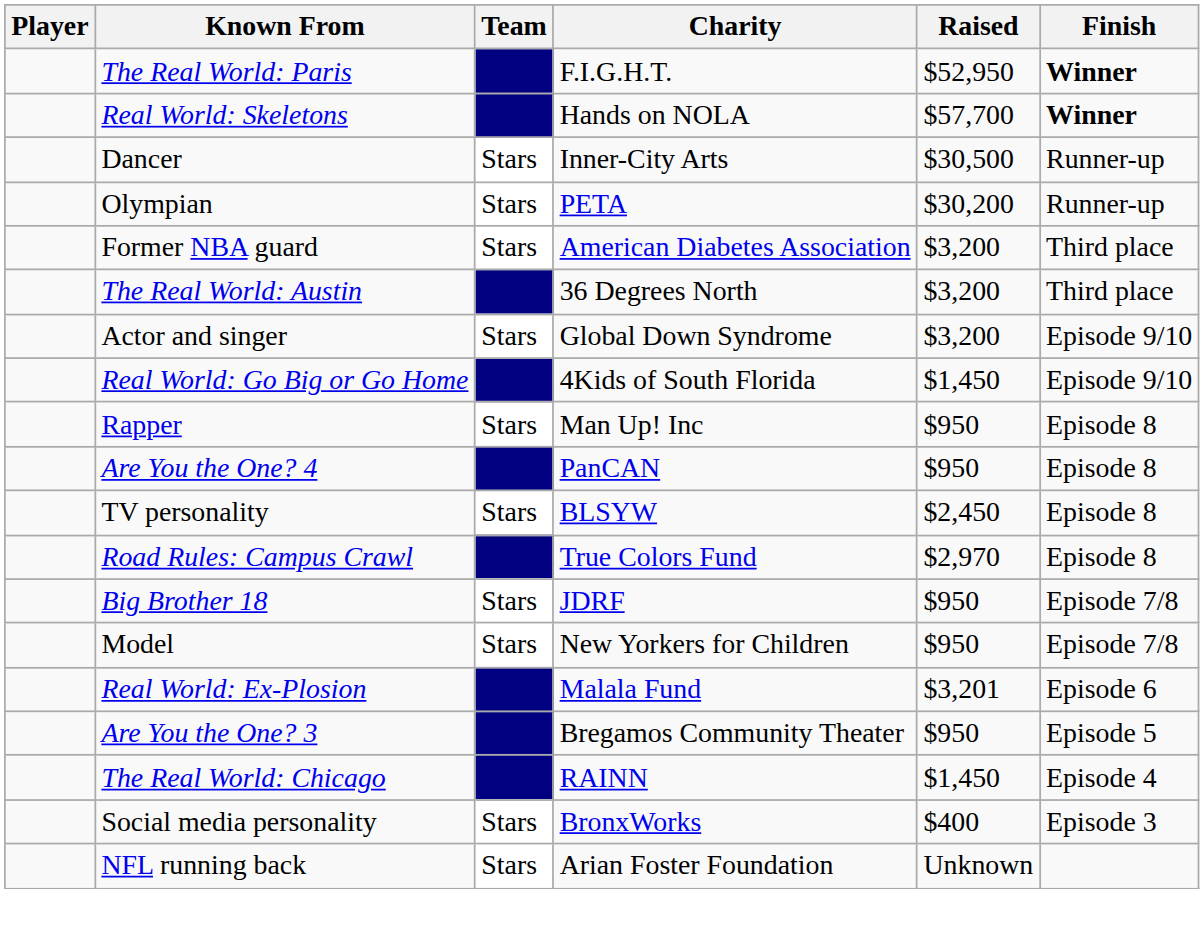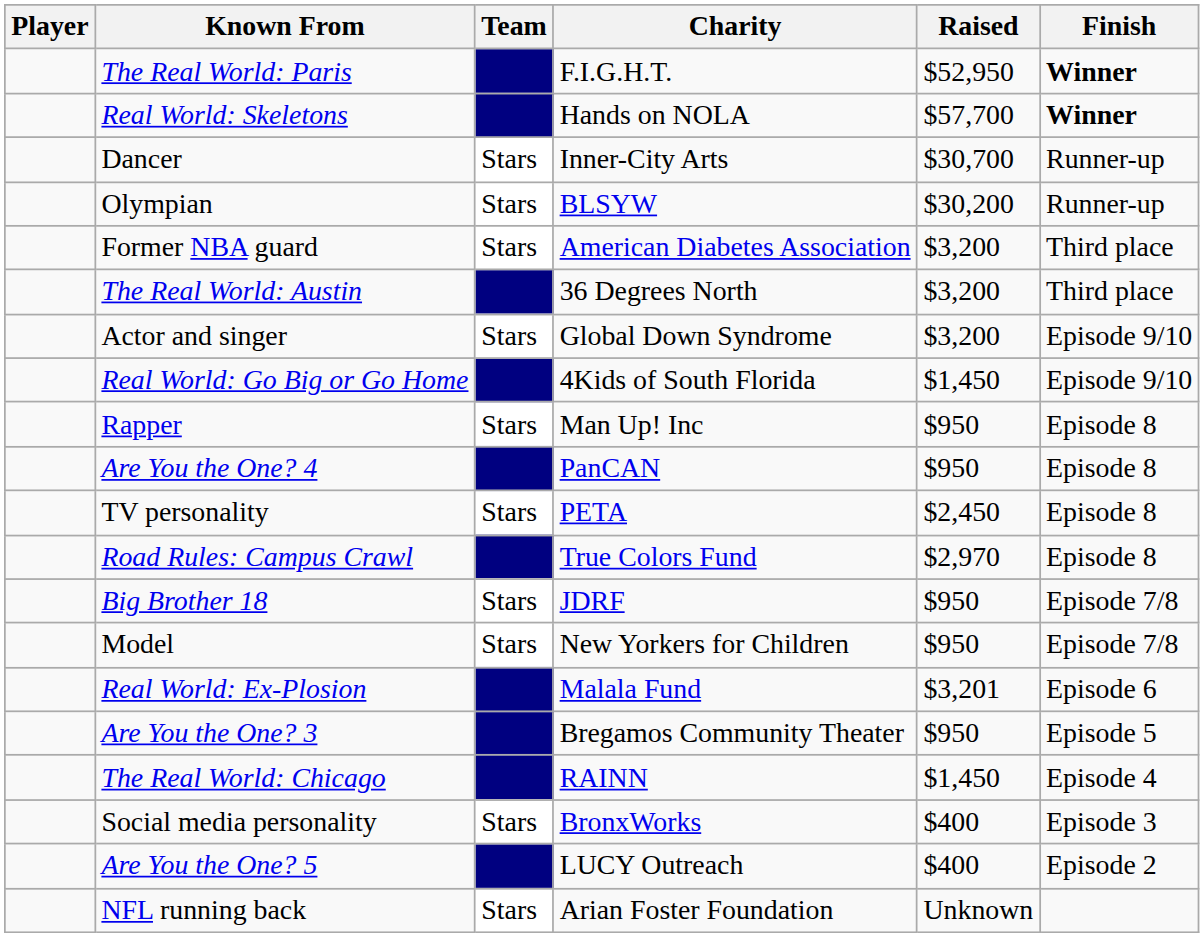(969, 159) $30,500 -> (969, 159) $30,700
(593, 203) PETA -> (608, 203) BLSYW
(608, 512) BLSYW -> (593, 512) PETA
+ row: (209, 865)
